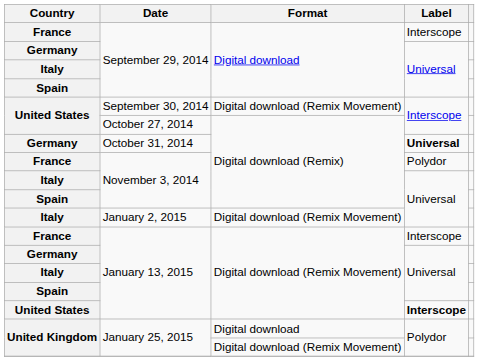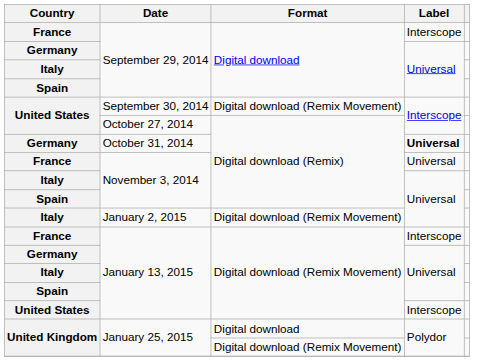(427, 161) Polydor -> (431, 161) Universal
(436, 310) bold -> (434, 310) normal
